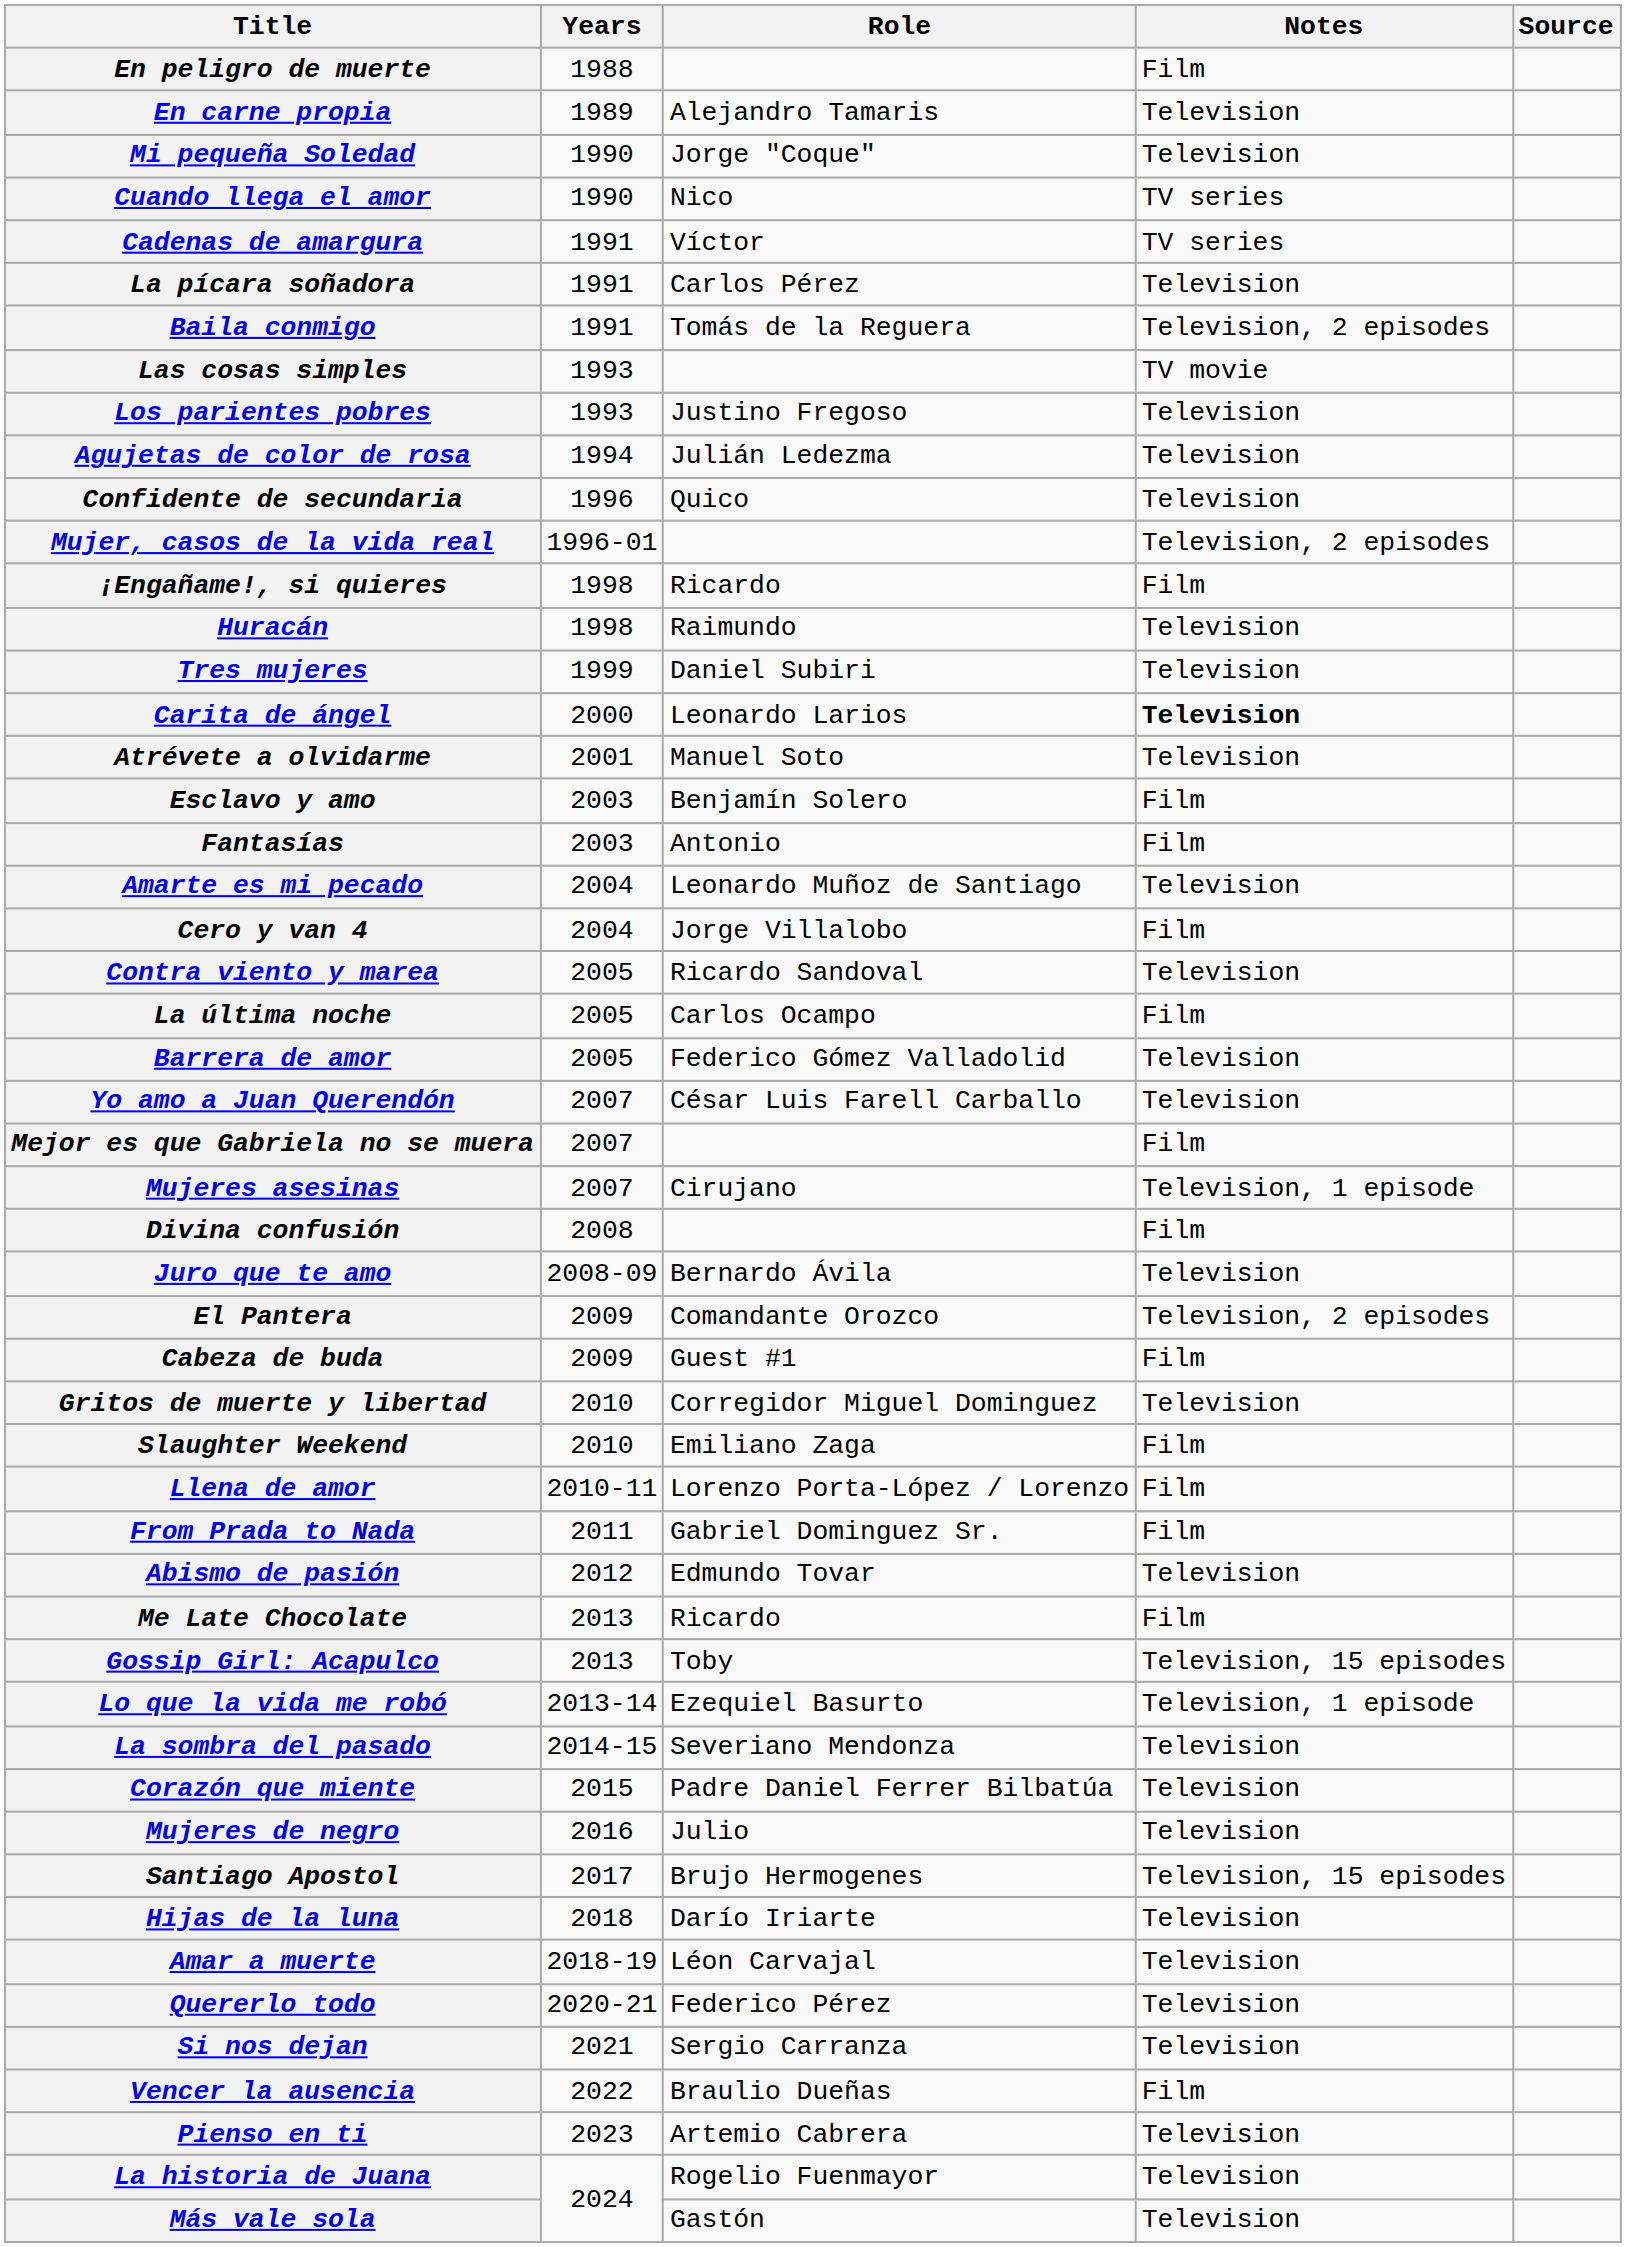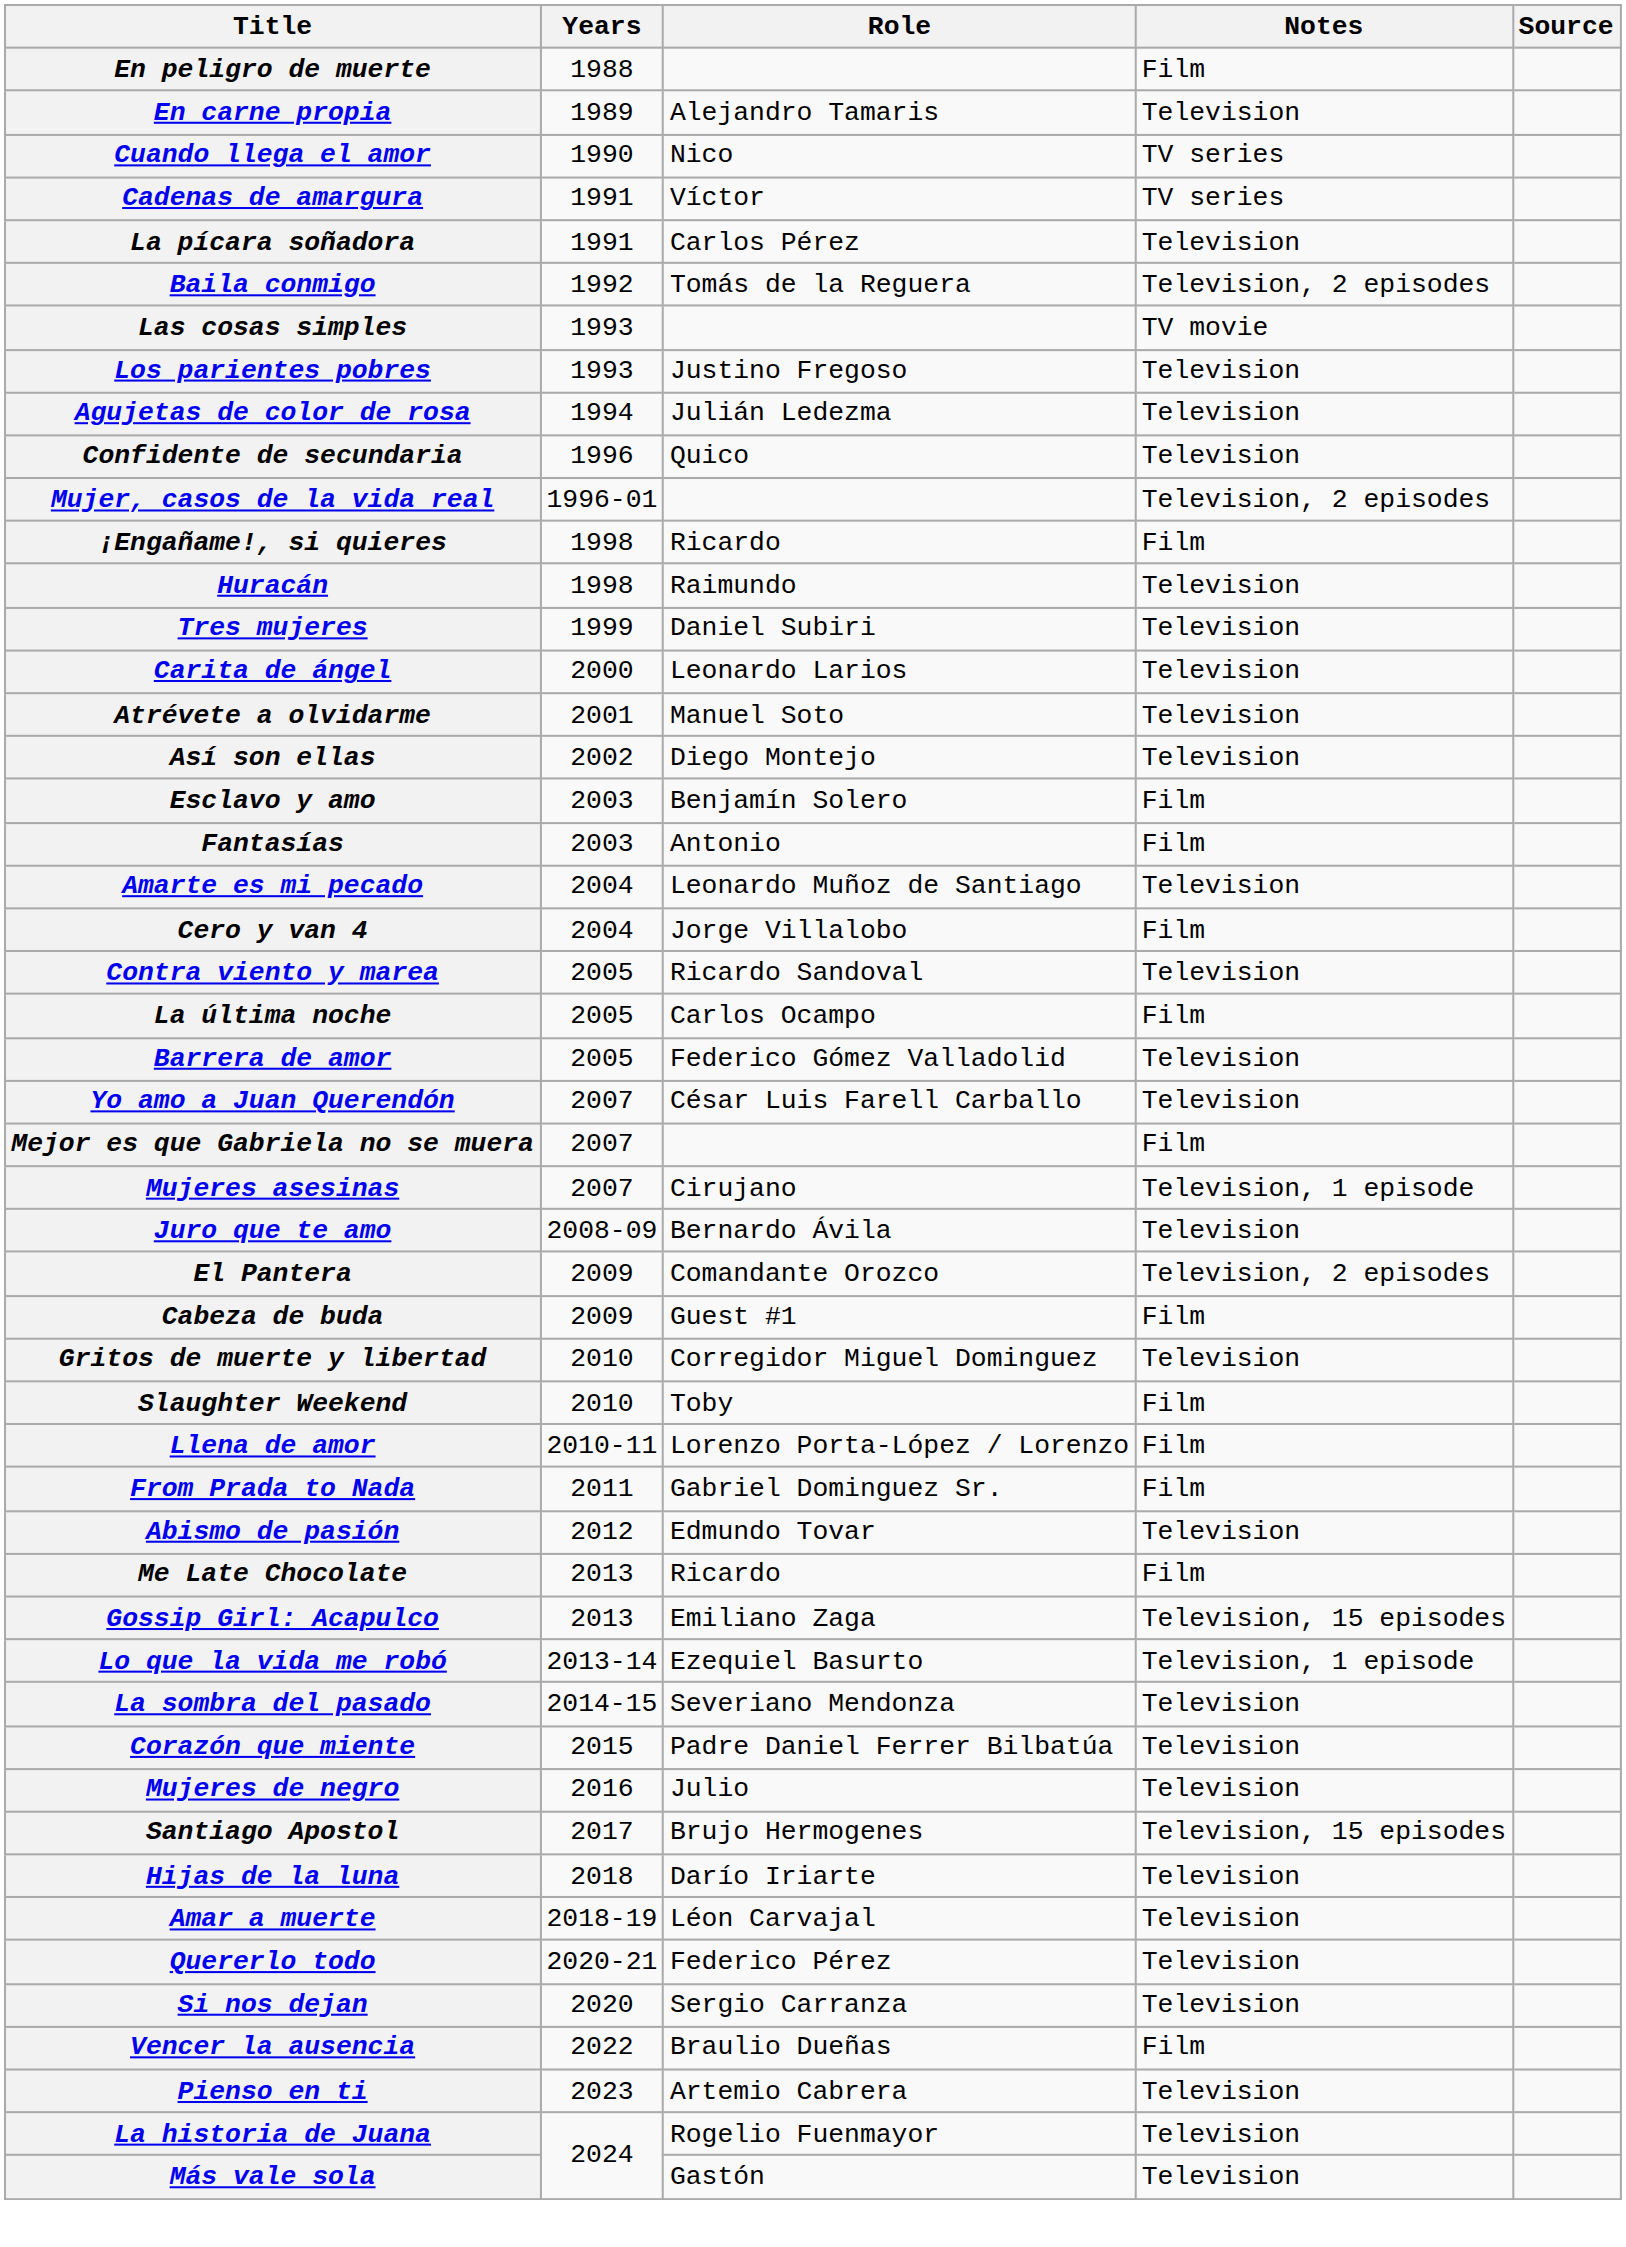- row: (273, 156)
(602, 328) 1991 -> (602, 285) 1992
(1221, 715) bold -> (1221, 672) normal
+ row: (273, 758)
- row: (273, 1231)
(773, 1446) Emiliano Zaga -> (702, 1403) Toby
(702, 1661) Toby -> (773, 1618) Emiliano Zaga
(602, 2048) 2021 -> (602, 2005) 2020
